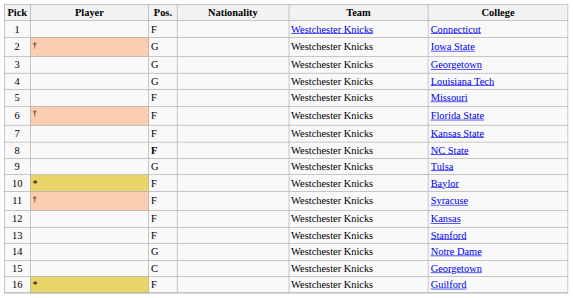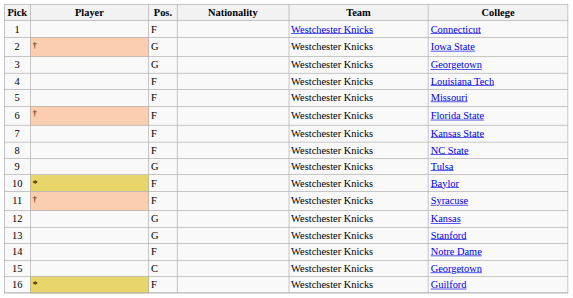(155, 81) G -> (154, 81) F
(154, 150) bold -> (154, 150) normal
(154, 219) F -> (155, 219) G
(154, 235) F -> (155, 235) G
(155, 252) G -> (154, 252) F
